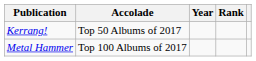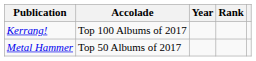(130, 30) Top 50 Albums of 2017 -> (132, 30) Top 100 Albums of 2017
(132, 47) Top 100 Albums of 2017 -> (130, 47) Top 50 Albums of 2017
